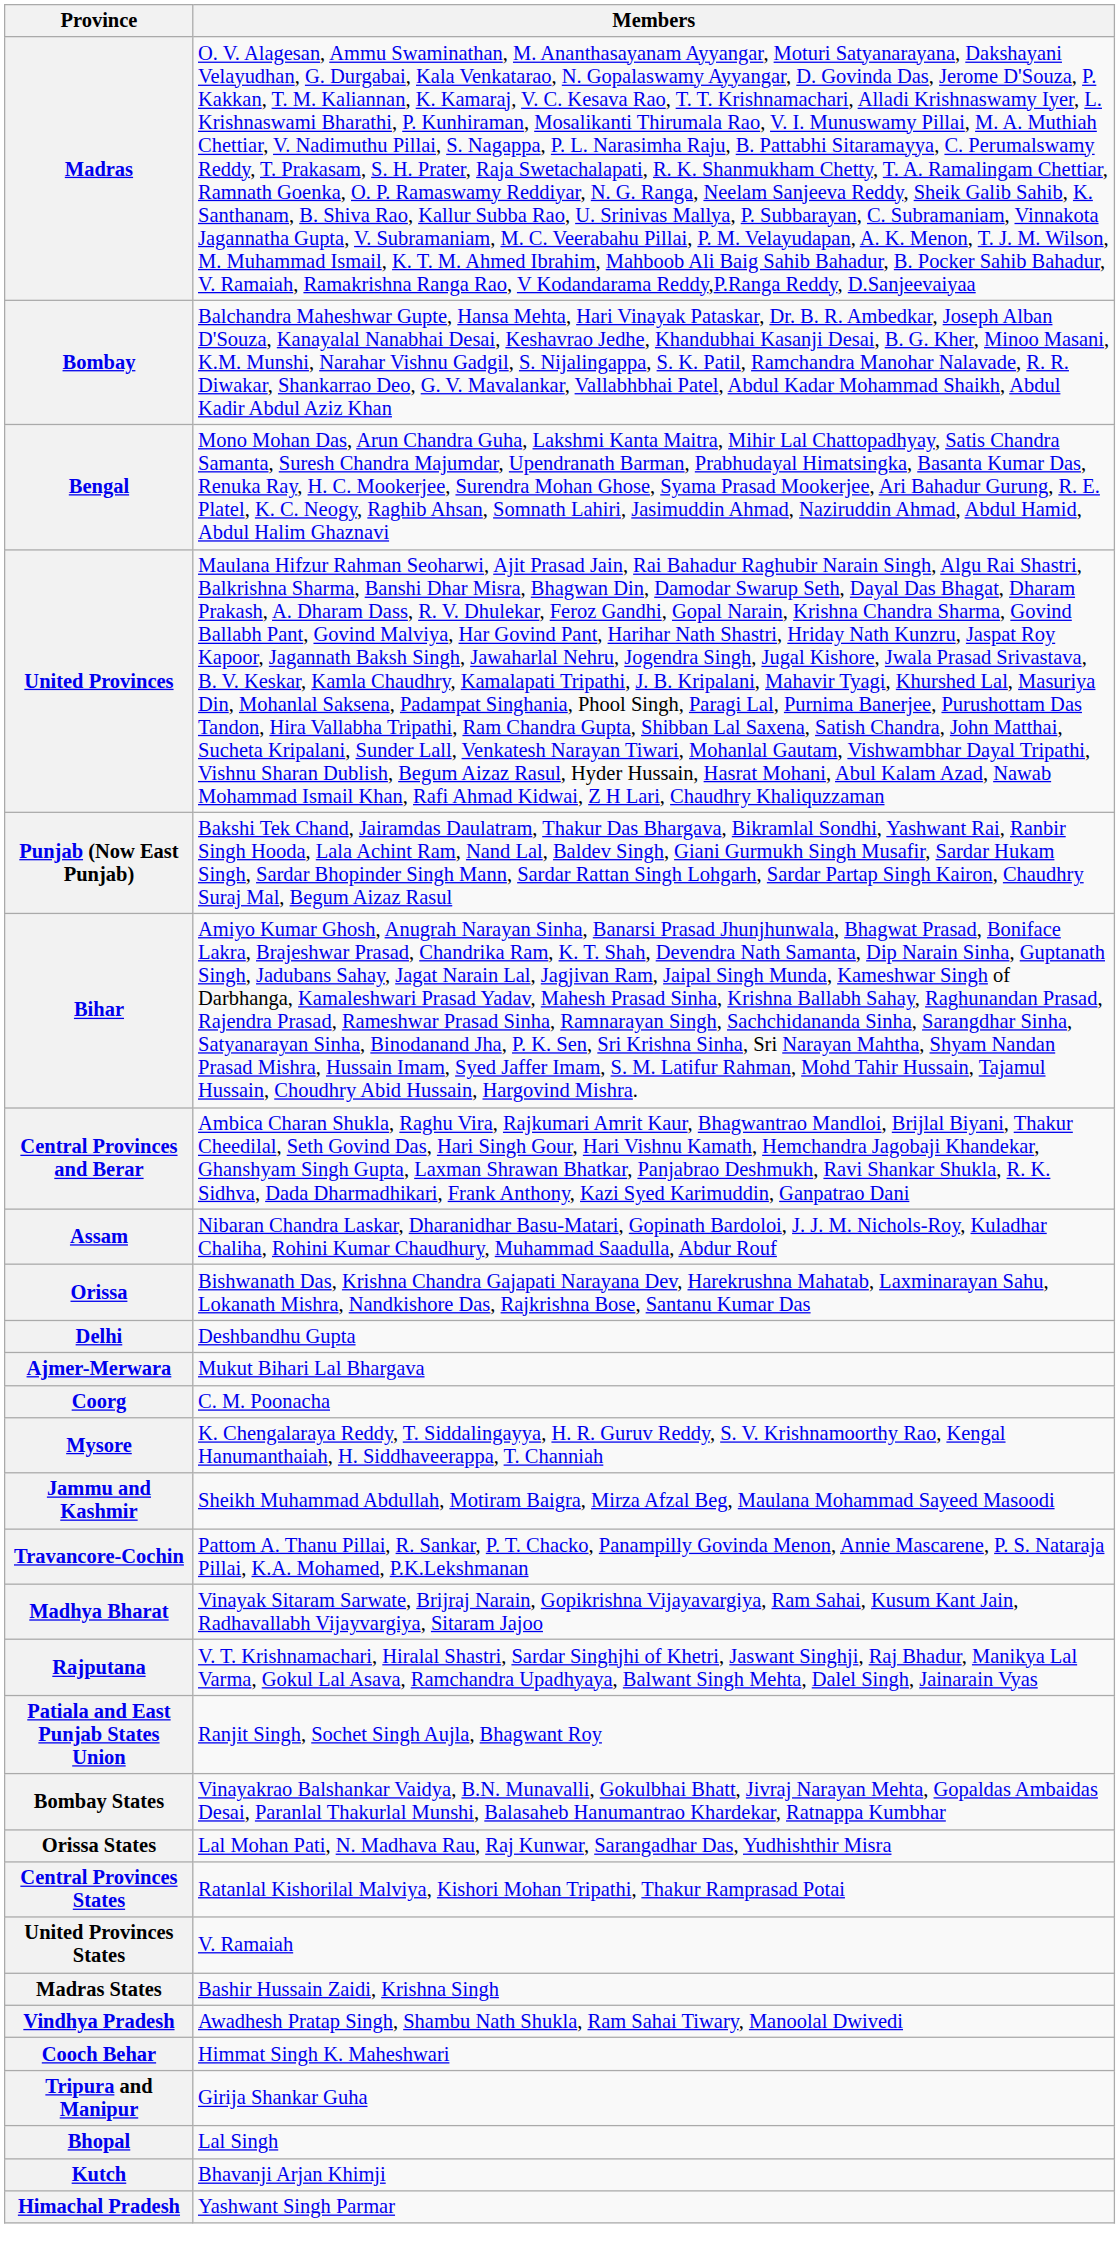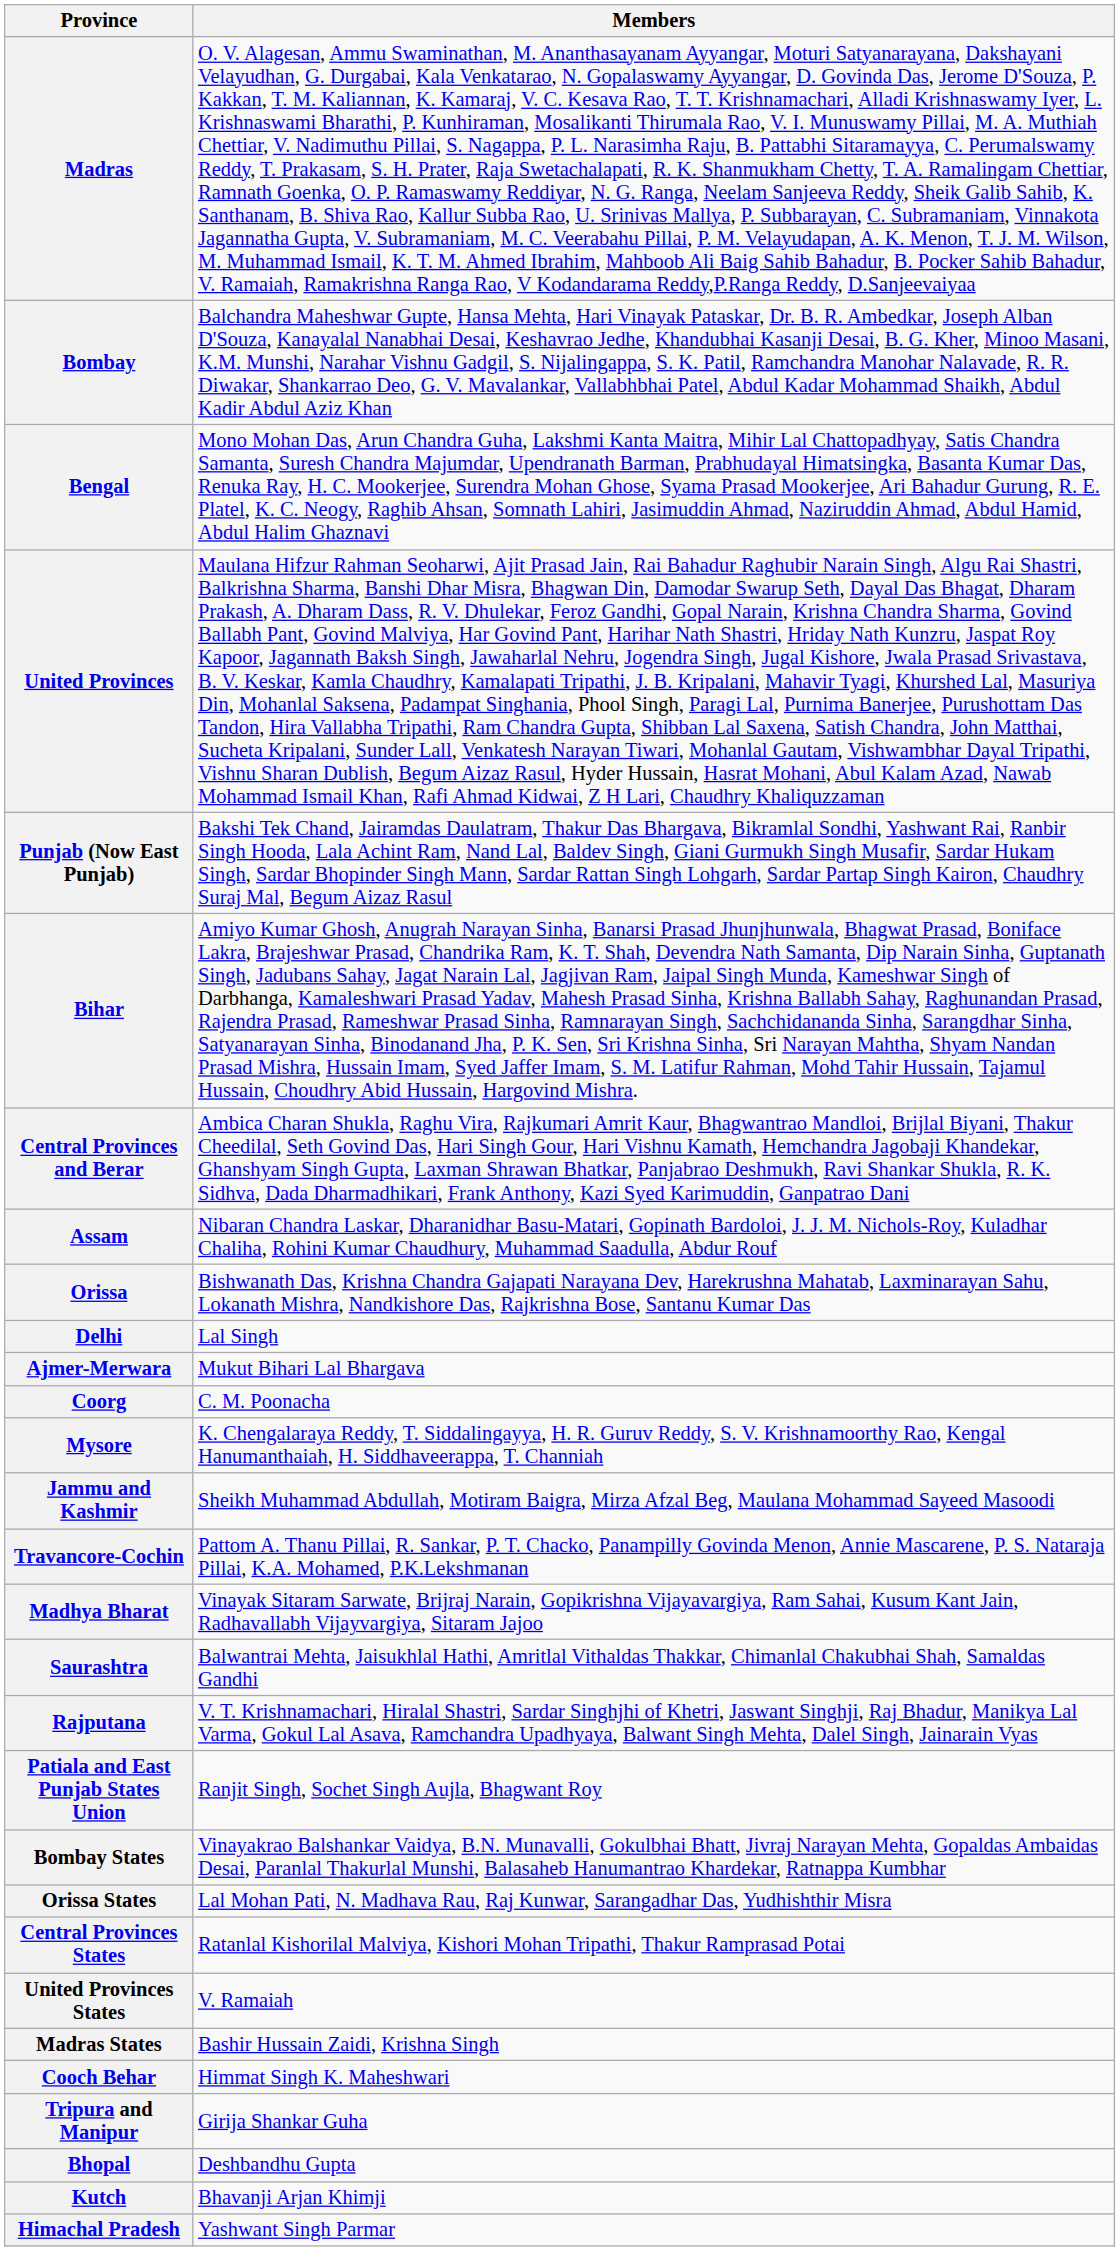(277, 1336) Deshbandhu Gupta -> (238, 1336) Lal Singh
+ row: (99, 1667)
- row: (99, 2021)
(238, 2141) Lal Singh -> (277, 2164) Deshbandhu Gupta
